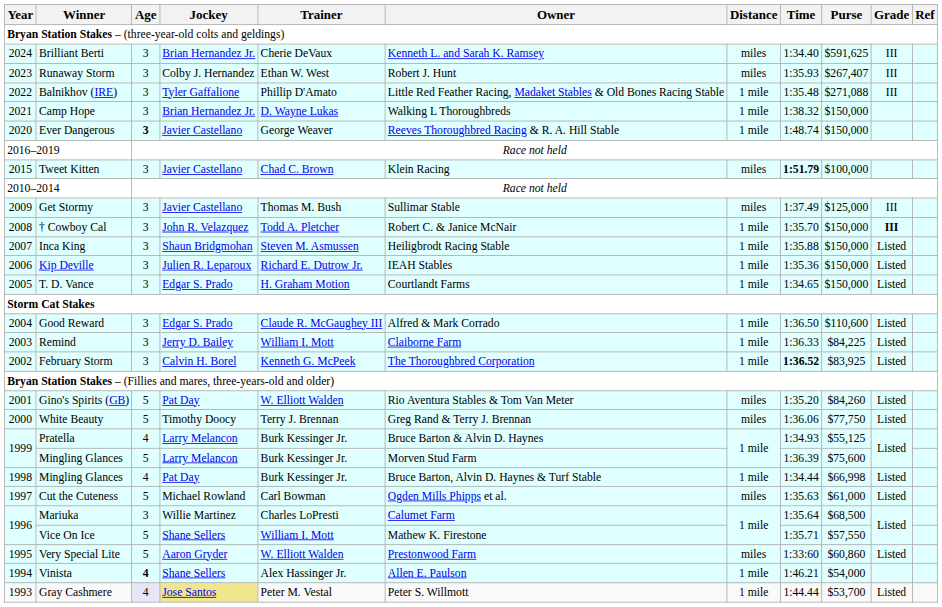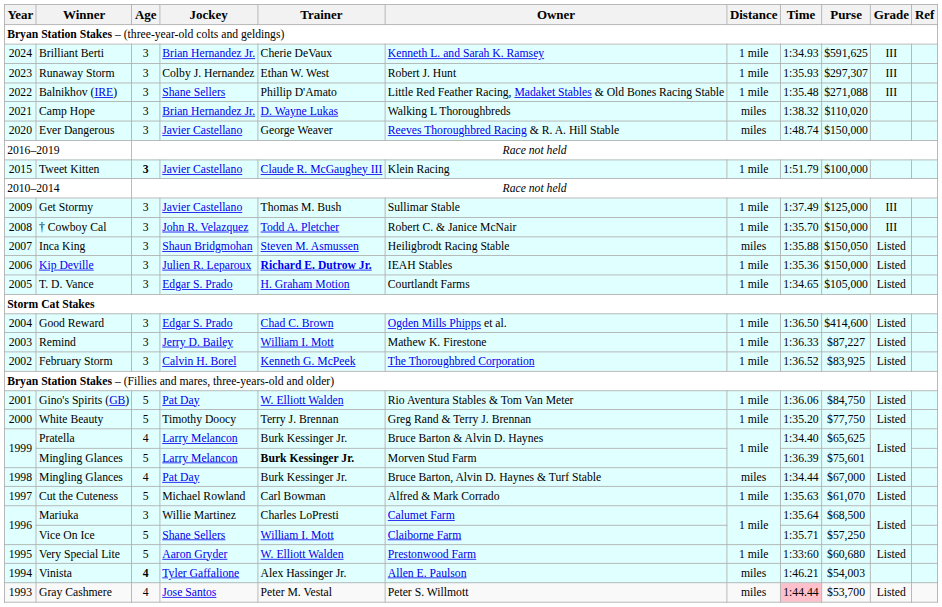(754, 53) miles -> (754, 53) 1 mile
(801, 53) 1:34.40 -> (801, 53) 1:34.93
(754, 73) miles -> (754, 73) 1 mile
(846, 73) $267,407 -> (846, 73) $297,307
(201, 92) Tyler Gaffalione -> (194, 92) Shane Sellers
(754, 111) 1 mile -> (754, 111) miles
(846, 111) $150,000 -> (846, 111) $110,020
(146, 130) bold -> (146, 130) normal
(754, 130) 1 mile -> (754, 130) miles
(146, 169) normal -> (146, 169) bold
(297, 169) Chad C. Brown -> (321, 169) Claude R. McGaughey III
(754, 169) miles -> (754, 169) 1 mile
(801, 169) bold -> (801, 169) normal
(754, 207) miles -> (754, 207) 1 mile
(892, 227) bold -> (891, 227) normal
(754, 246) 1 mile -> (754, 246) miles
(846, 246) $150,000 -> (846, 246) $150,050
(312, 265) normal -> (316, 265) bold
(846, 284) $150,000 -> (846, 284) $105,000
(321, 323) Claude R. McGaughey III -> (297, 323) Chad C. Brown
(444, 323) Alfred & Mark Corrado -> (447, 323) Ogden Mills Phipps et al.
(846, 323) $110,600 -> (846, 323) $414,600
(425, 342) Claiborne Farm -> (437, 342) Mathew K. Firestone
(846, 342) $84,225 -> (846, 342) $87,227
(801, 361) bold -> (801, 361) normal
(754, 400) miles -> (754, 400) 1 mile
(801, 400) 1:35.20 -> (801, 400) 1:36.06
(846, 400) $84,260 -> (846, 400) $84,750
(754, 419) miles -> (754, 419) 1 mile
(801, 419) 1:36.06 -> (801, 419) 1:35.20
(801, 438) 1:34.93 -> (801, 438) 1:34.40
(846, 438) $55,125 -> (846, 438) $65,625
(304, 457) normal -> (307, 457) bold
(846, 457) $75,600 -> (846, 457) $75,601
(754, 477) 1 mile -> (754, 477) miles
(846, 477) $66,998 -> (846, 477) $67,000
(447, 496) Ogden Mills Phipps et al. -> (444, 496) Alfred & Mark Corrado
(754, 496) miles -> (754, 496) 1 mile
(846, 496) $61,000 -> (846, 496) $61,070
(437, 534) Mathew K. Firestone -> (425, 534) Claiborne Farm
(846, 534) $57,550 -> (846, 534) $57,250
(754, 554) miles -> (754, 554) 1 mile
(846, 554) $60,860 -> (846, 554) $60,680
(194, 573) Shane Sellers -> (201, 573) Tyler Gaffalione
(754, 573) 1 mile -> (754, 573) miles
(846, 573) $54,000 -> (846, 573) $54,003
(146, 592) lavender background -> (146, 592) no background
(189, 592) khaki background -> (189, 592) no background
(754, 592) 1 mile -> (754, 592) miles
(801, 592) no background -> (801, 592) pink background
